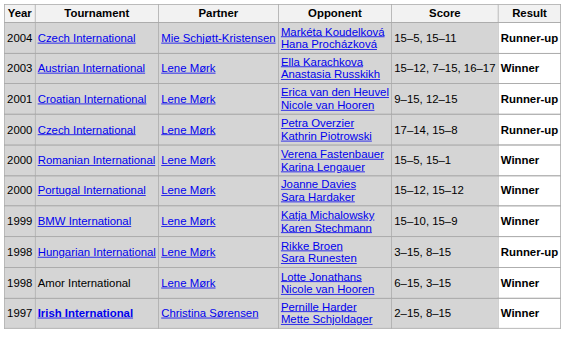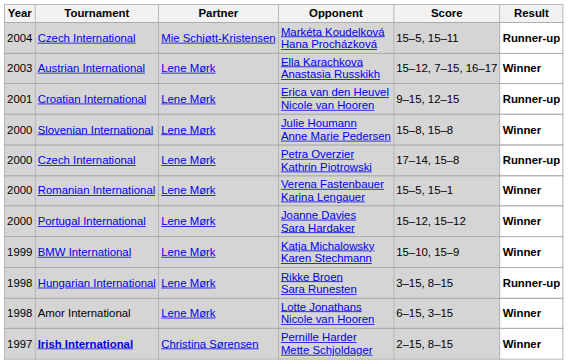+ row: (336, 130)
